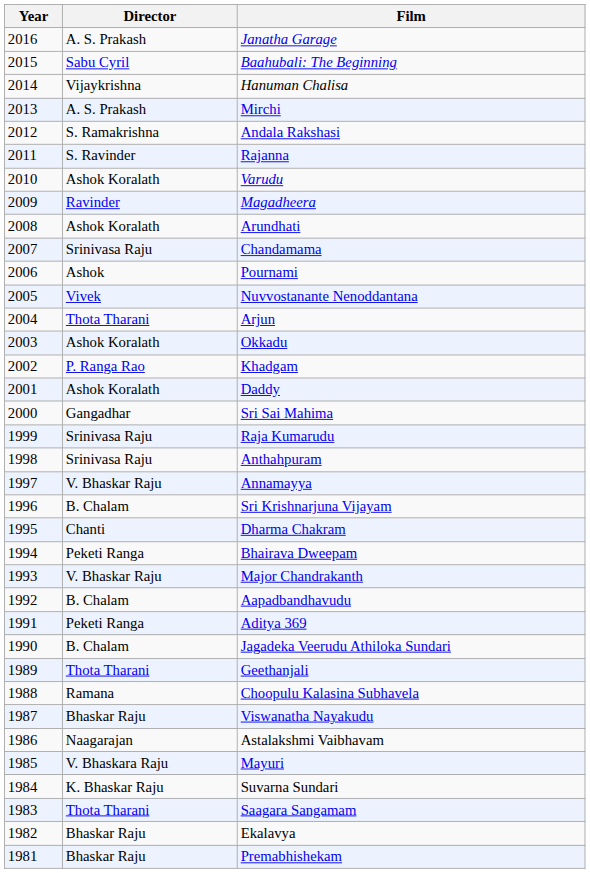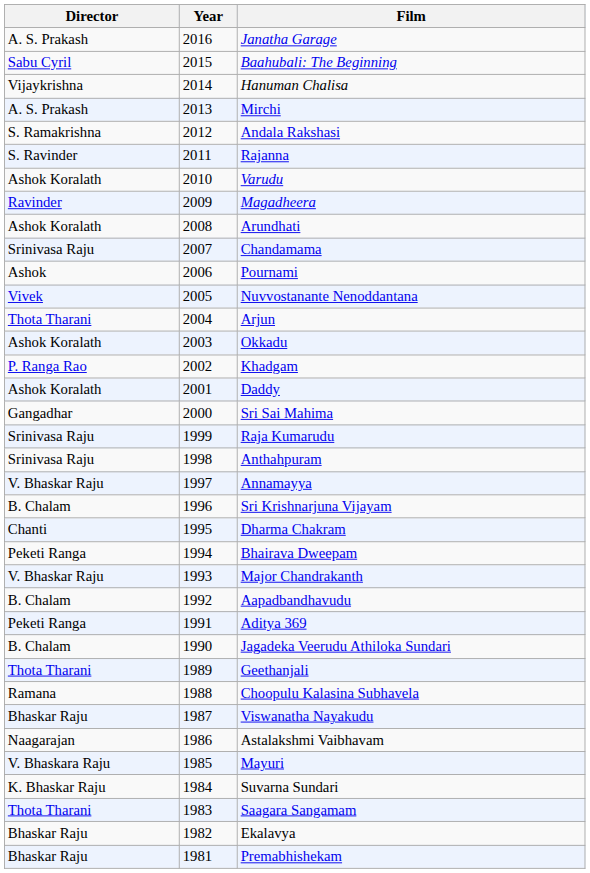columns swapped: (33, 16) <-> (150, 16)
